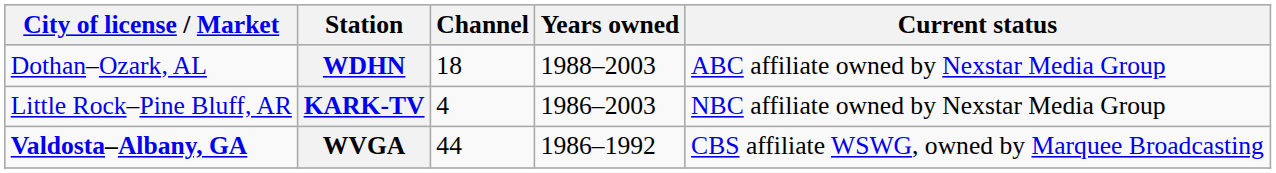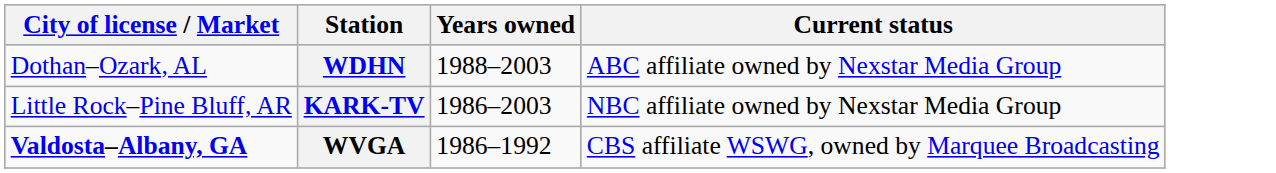- column: (483, 24)
